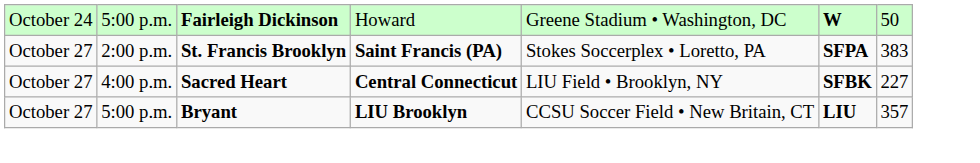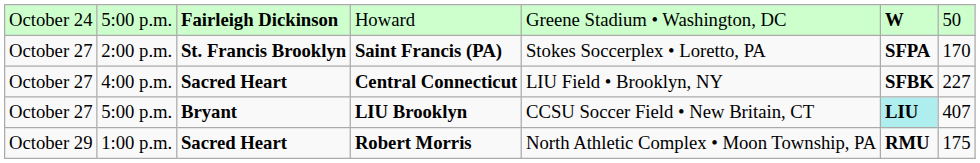(894, 50) 383 -> (956, 50) 170
(840, 112) no background -> (902, 112) paleturquoise background
(894, 112) 357 -> (956, 112) 407
+ row: (137, 143)
